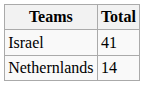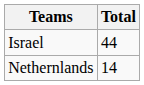(109, 42) 41 -> (109, 42) 44
